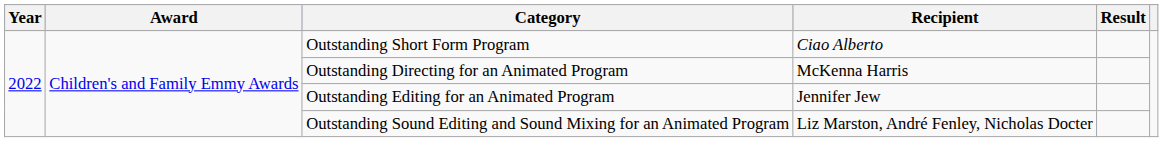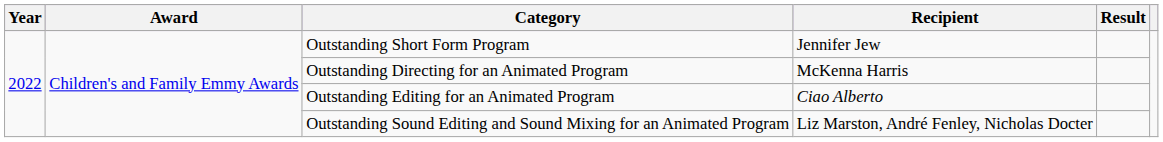(840, 44) Ciao Alberto -> (839, 44) Jennifer Jew
(839, 96) Jennifer Jew -> (840, 96) Ciao Alberto
